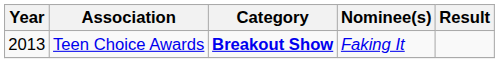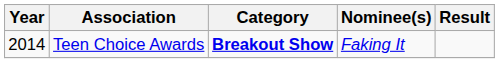(27, 44) 2013 -> (27, 44) 2014
